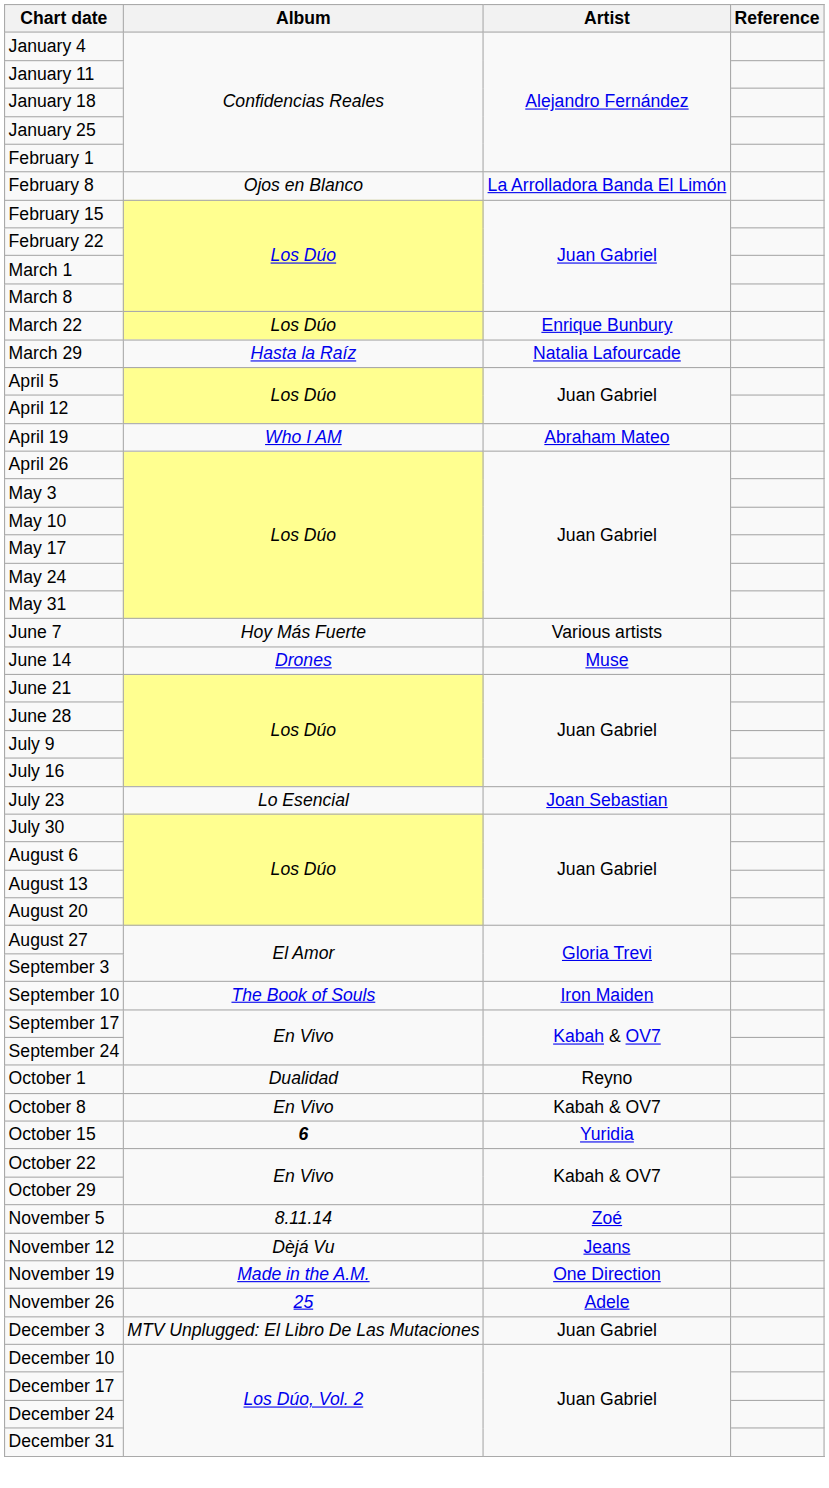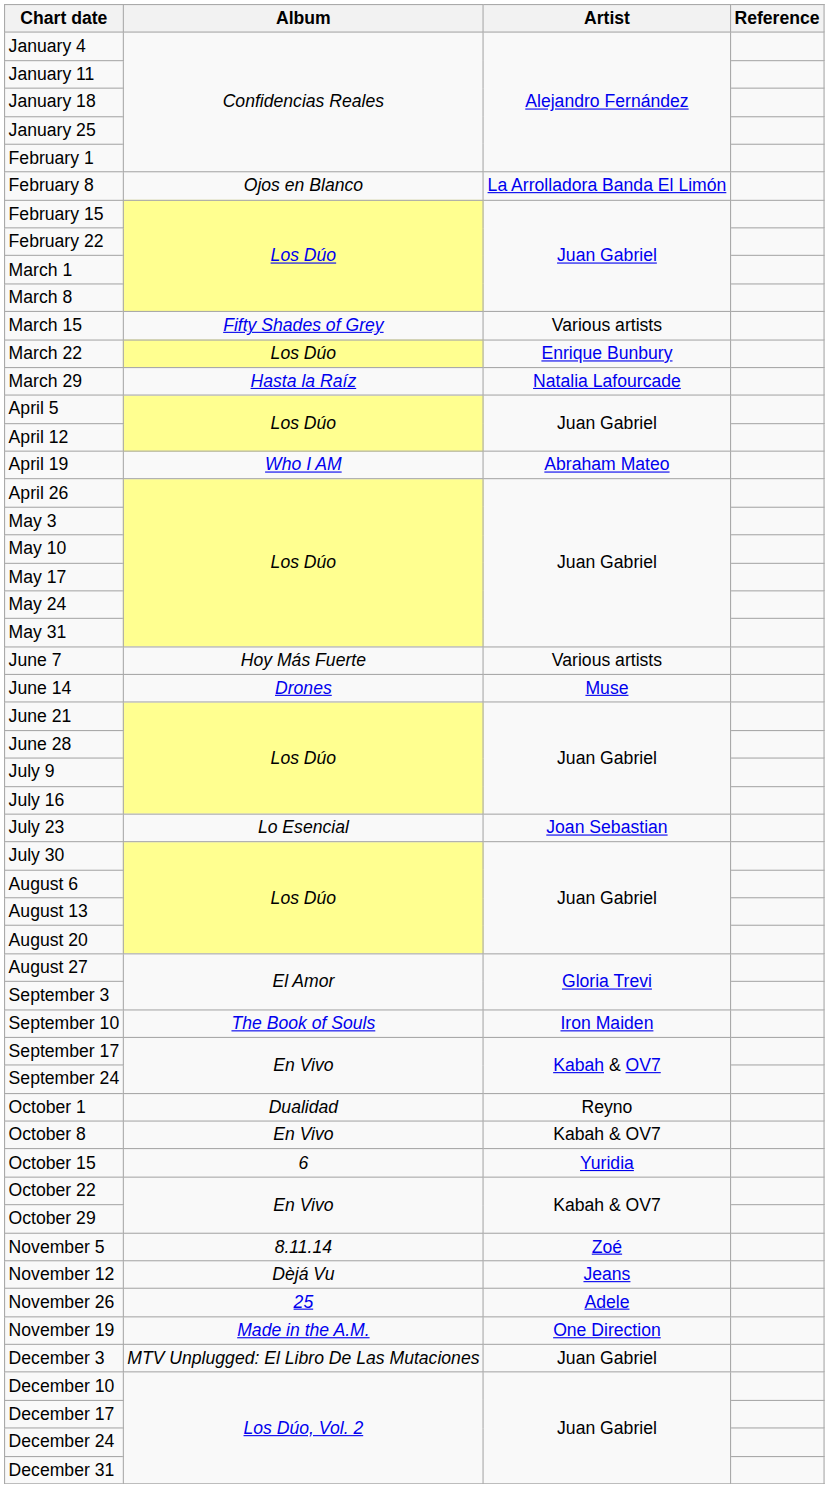+ row: (45, 325)
(303, 1134) bold -> (303, 1162) normal
rows swapped: (61, 1274) <-> (61, 1302)
